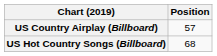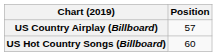(190, 43) 68 -> (190, 43) 60
